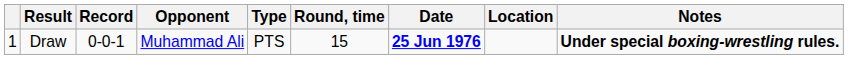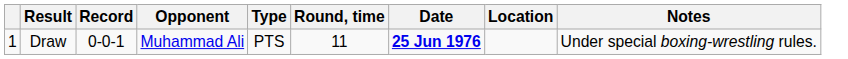(339, 41) 15 -> (339, 41) 11
(700, 41) bold -> (689, 41) normal
